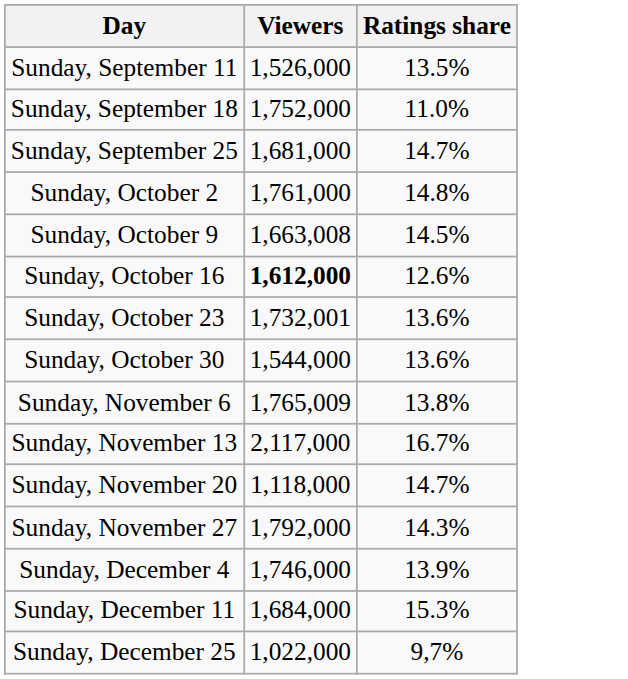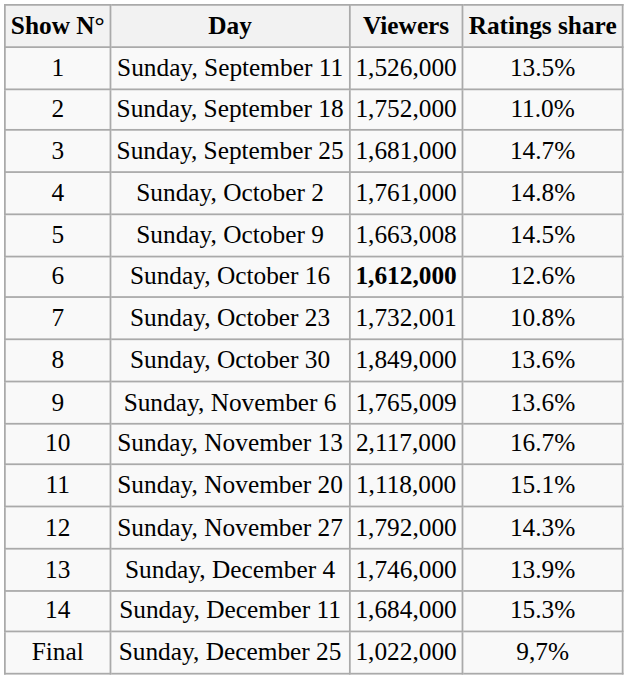+ column: (58, 25)
(437, 318) 13.6% -> (543, 318) 10.8%
(300, 360) 1,544,000 -> (406, 360) 1,849,000
(437, 401) 13.8% -> (543, 401) 13.6%
(437, 485) 14.7% -> (543, 485) 15.1%
